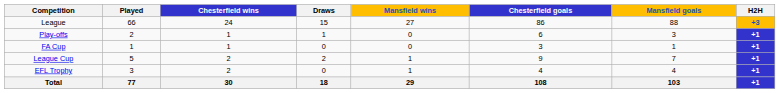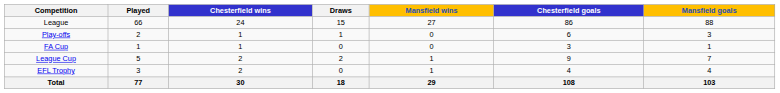- column: (755, 10)
